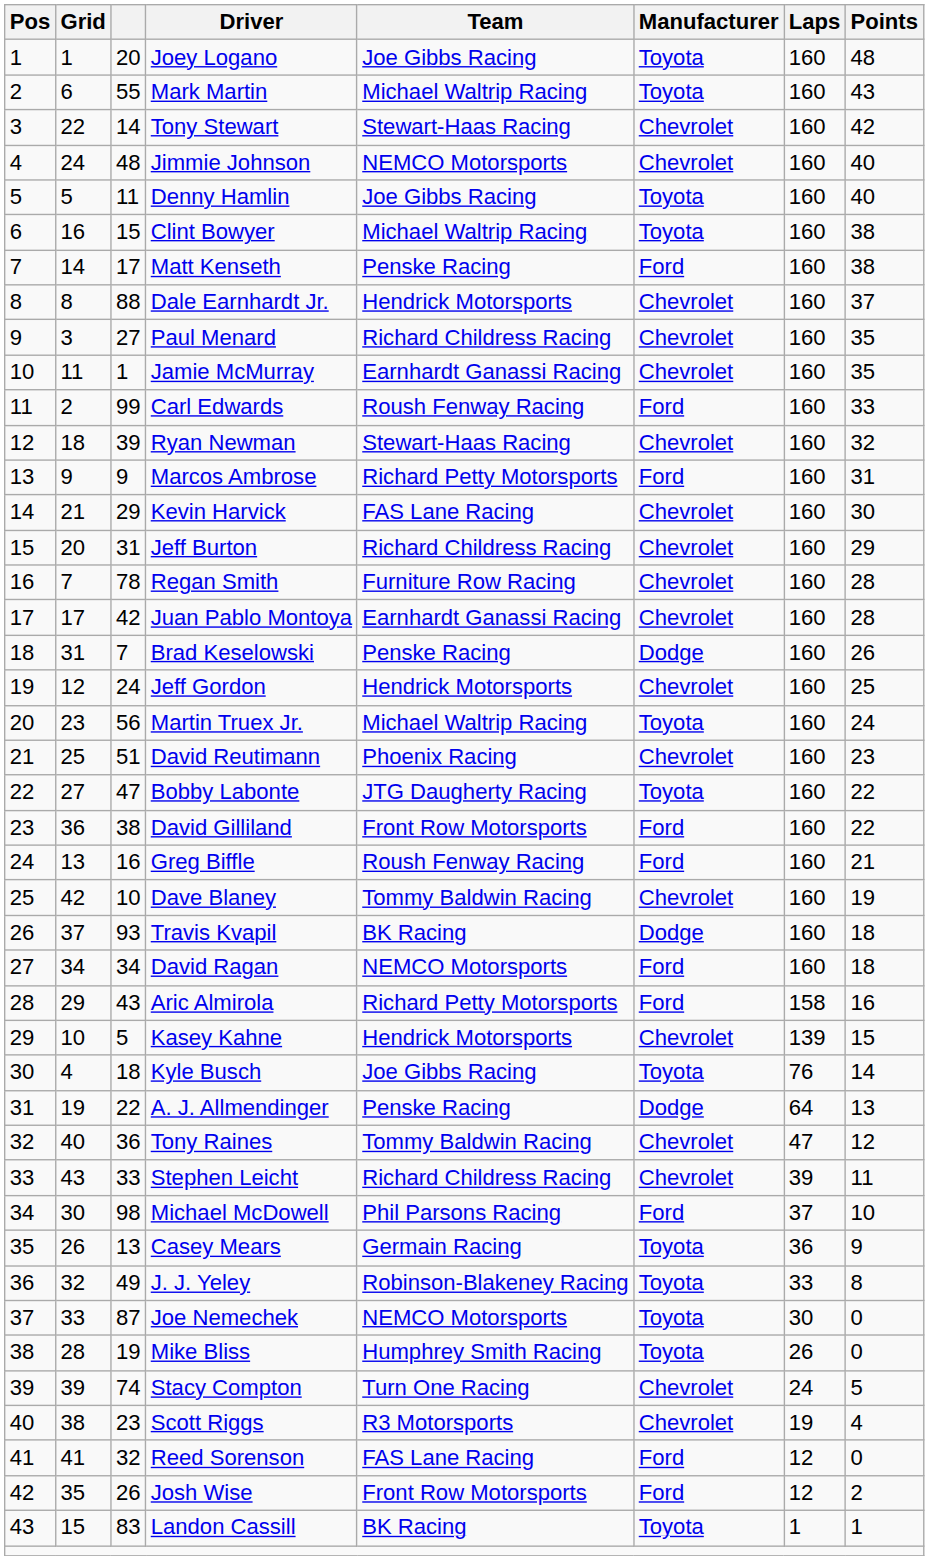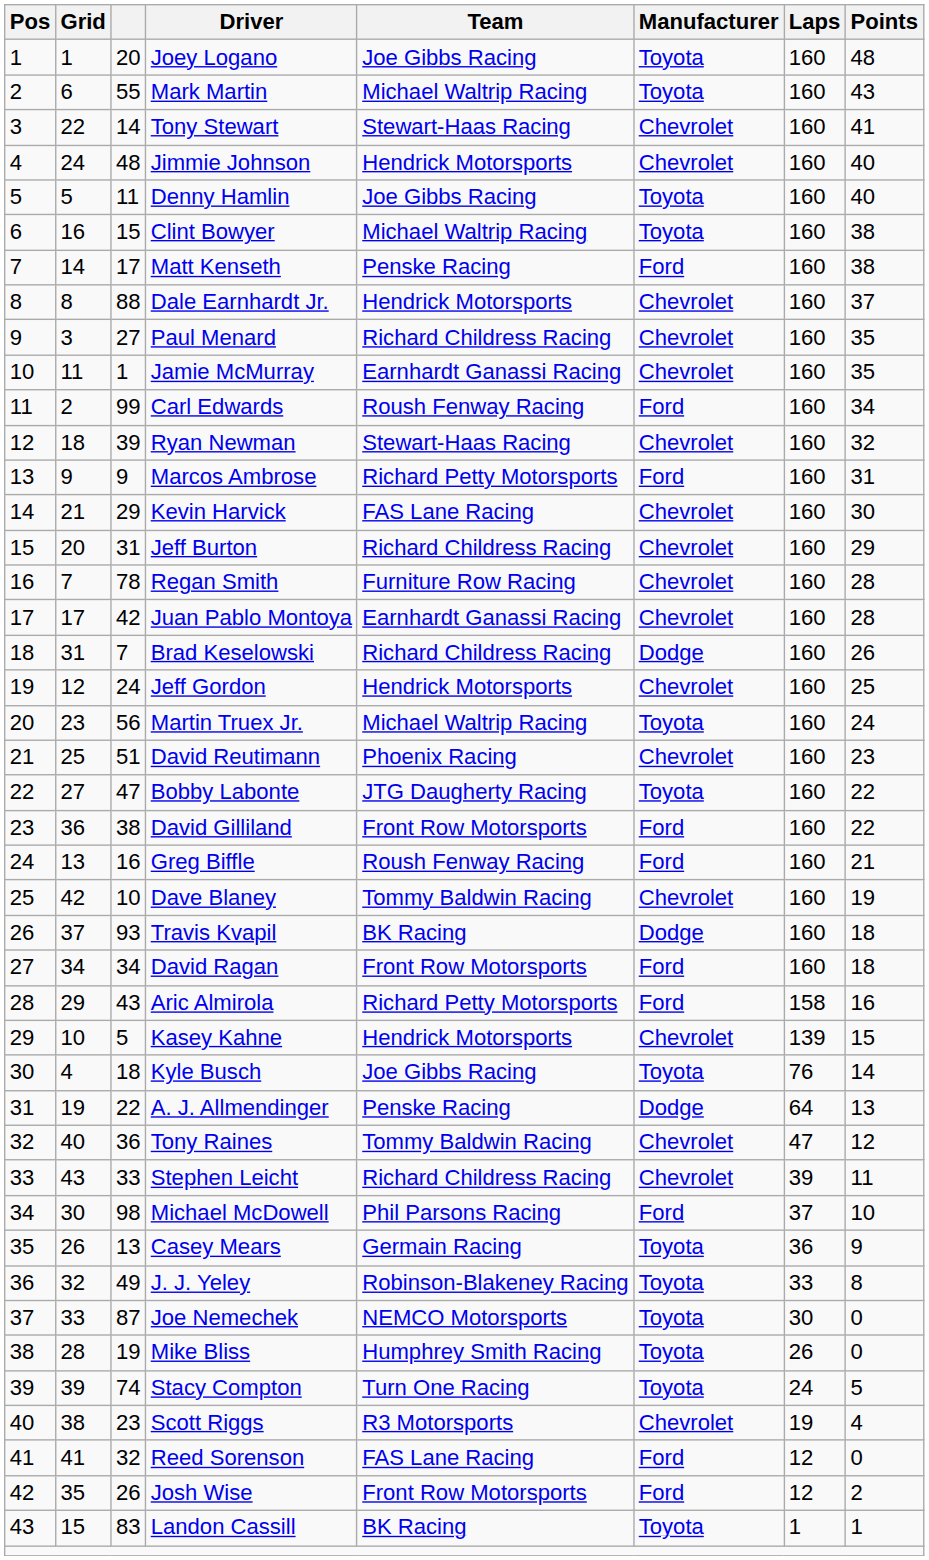(863, 127) 42 -> (863, 127) 41
(465, 162) NEMCO Motorsports -> (467, 162) Hendrick Motorsports
(863, 407) 33 -> (863, 407) 34
(437, 652) Penske Racing -> (487, 652) Richard Childress Racing
(465, 967) NEMCO Motorsports -> (475, 967) Front Row Motorsports
(686, 1387) Chevrolet -> (671, 1387) Toyota
